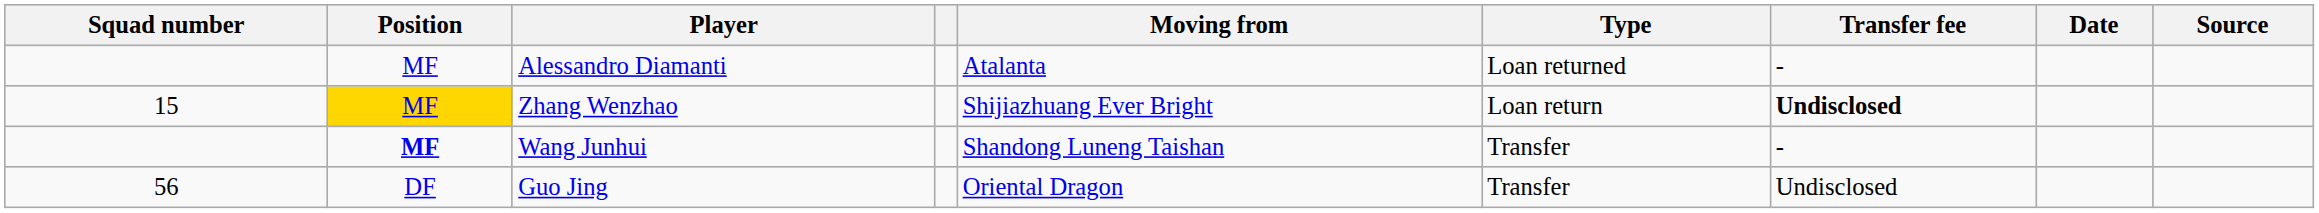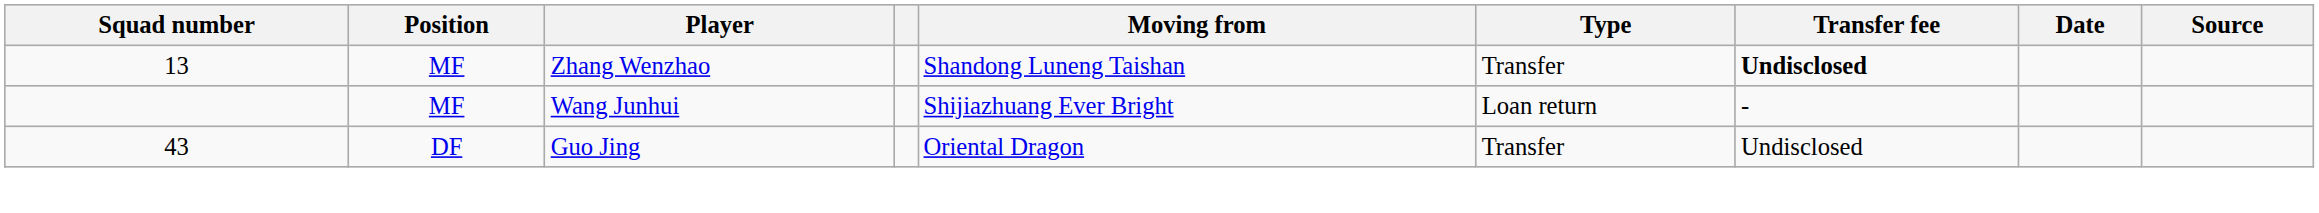- row: (622, 65)
(166, 106) 15 -> (177, 65) 13
(420, 106) gold background -> (447, 65) no background
(1088, 106) Shijiazhuang Ever Bright -> (1054, 65) Shandong Luneng Taishan
(1545, 106) Loan return -> (1523, 65) Transfer
(420, 146) bold -> (447, 106) normal
(1093, 146) Shandong Luneng Taishan -> (1049, 106) Shijiazhuang Ever Bright
(1528, 146) Transfer -> (1539, 106) Loan return
(166, 187) 56 -> (177, 146) 43
